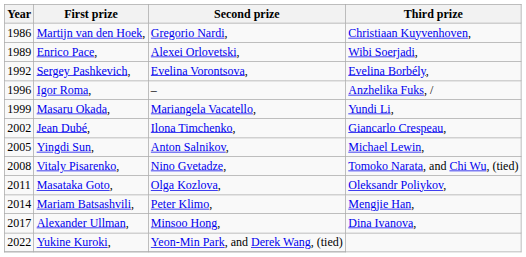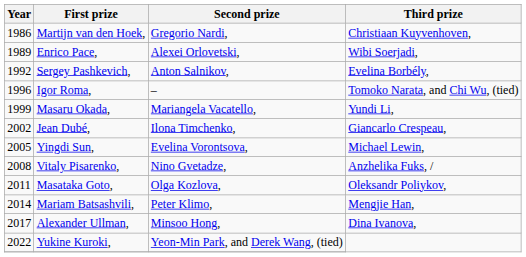(199, 71) Evelina Vorontsova, -> (190, 71) Anton Salnikov,
(391, 90) Anzhelika Fuks, / -> (433, 90) Tomoko Narata, and Chi Wu, (tied)
(190, 147) Anton Salnikov, -> (199, 147) Evelina Vorontsova,
(433, 166) Tomoko Narata, and Chi Wu, (tied) -> (391, 166) Anzhelika Fuks, /
